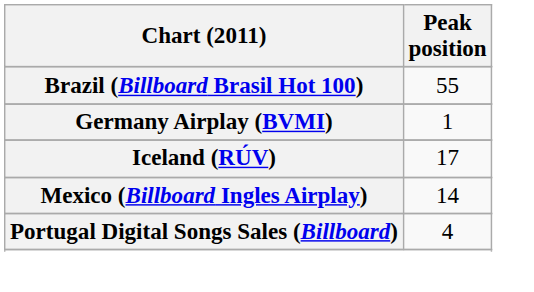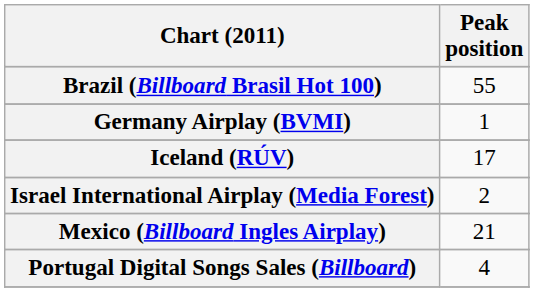+ row: (222, 194)
(448, 194) 14 -> (484, 231) 21
